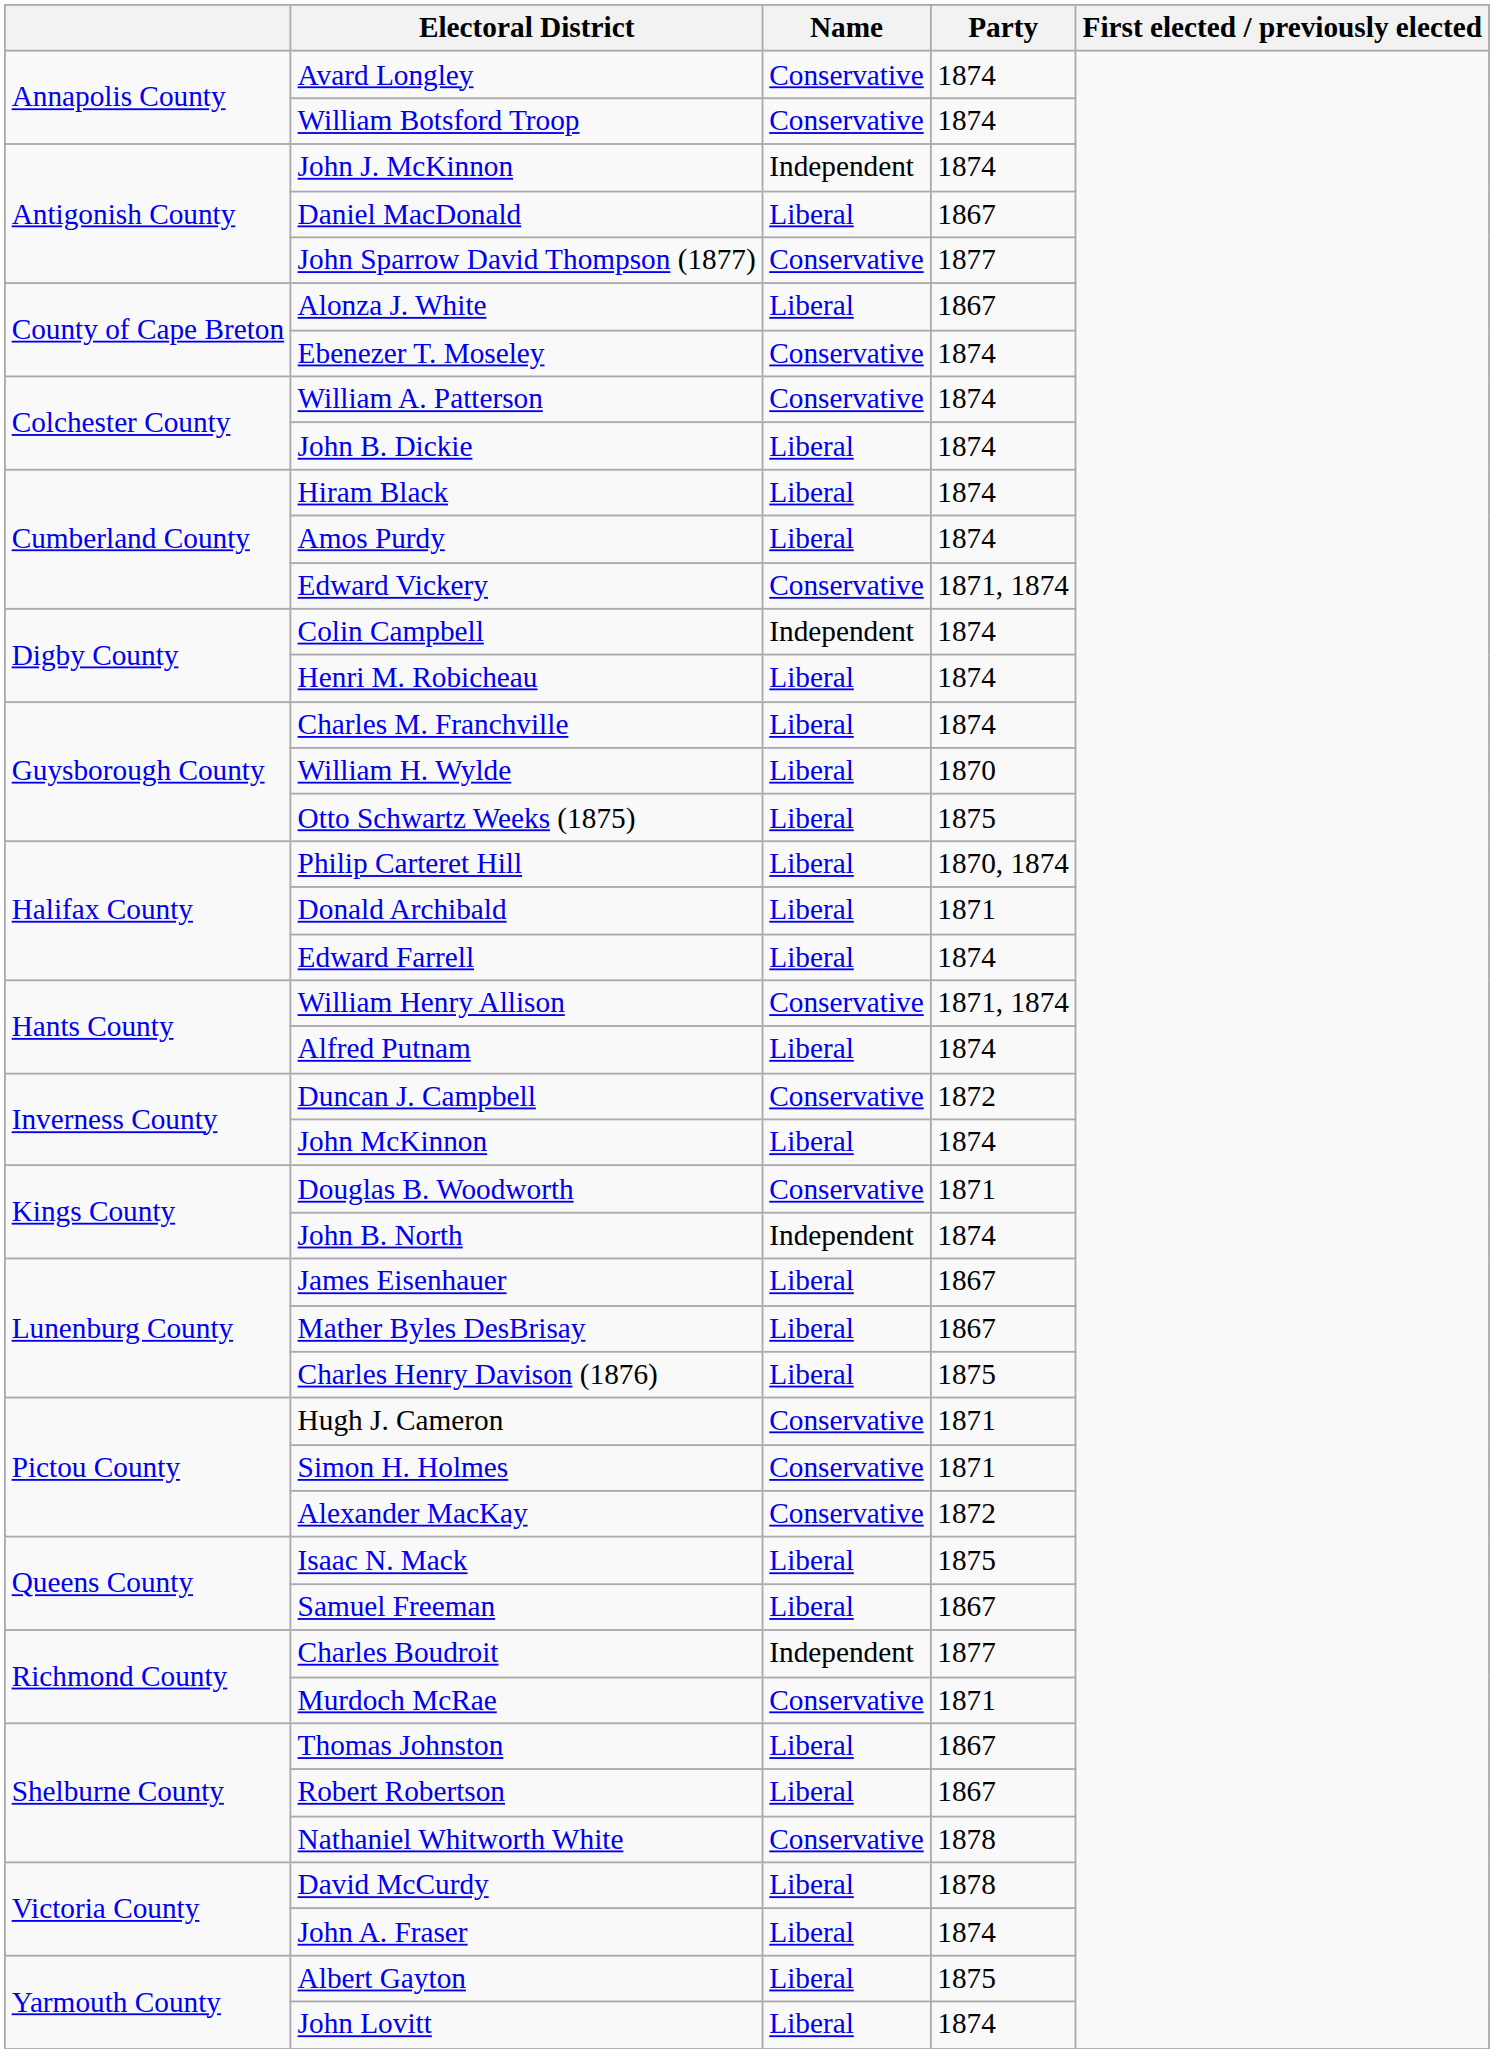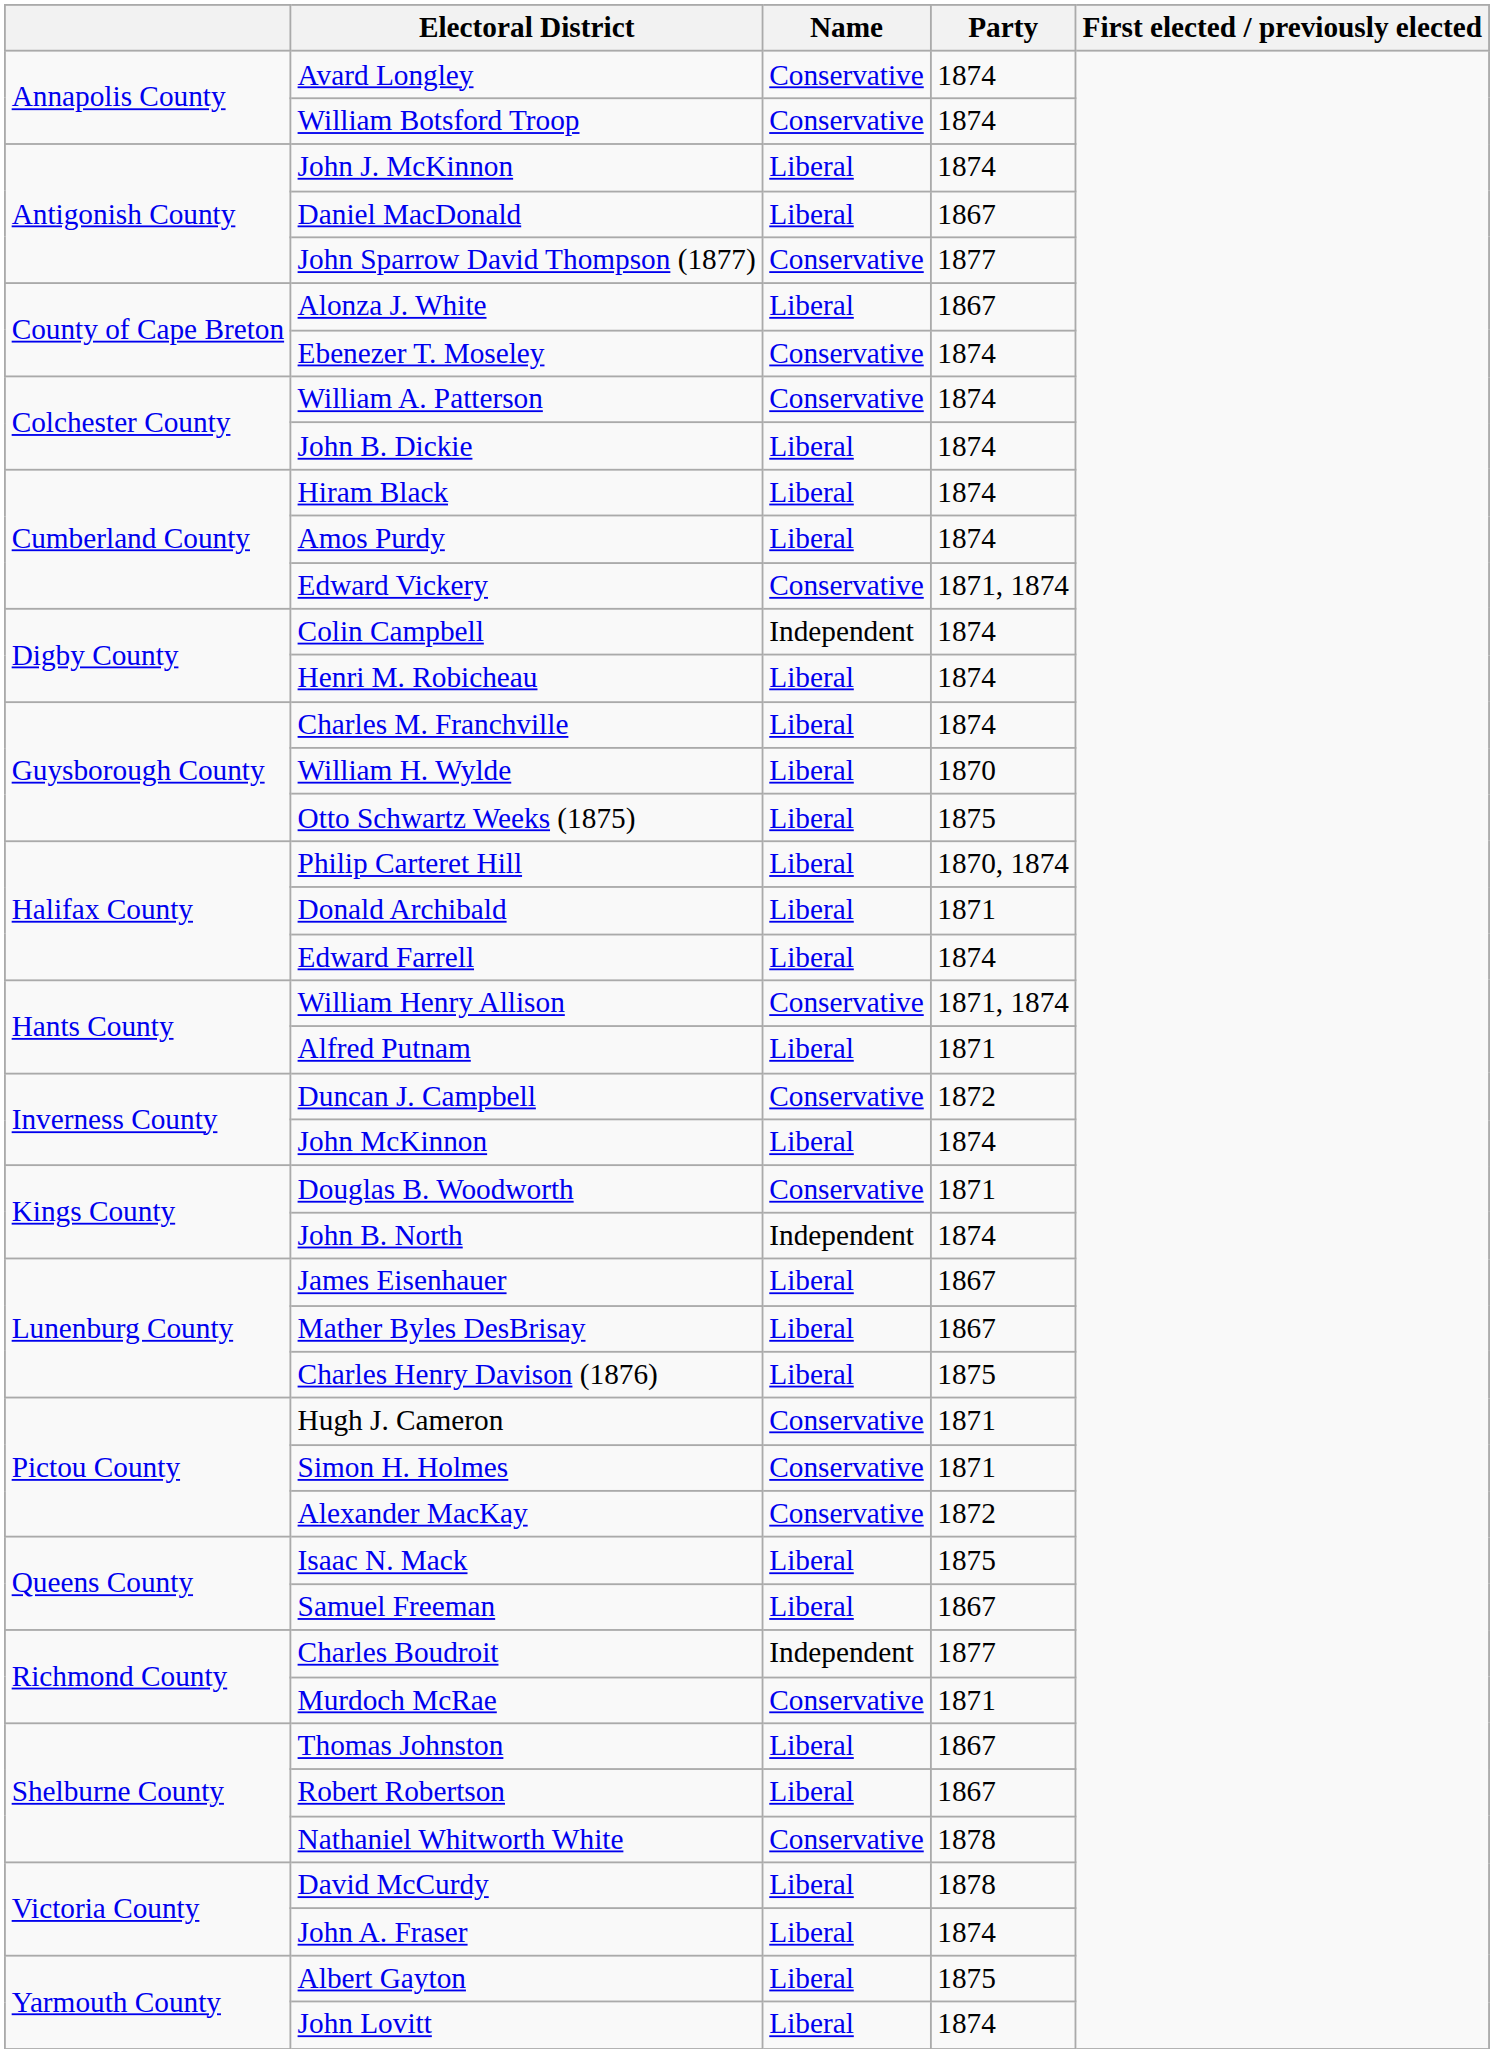(842, 167) Independent -> (812, 167) Liberal
(967, 1049) 1874 -> (967, 1049) 1871
